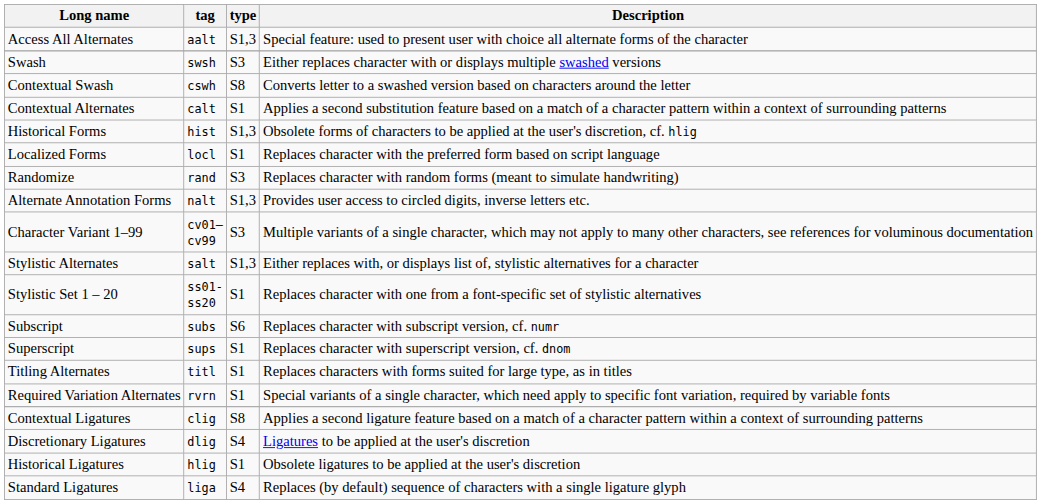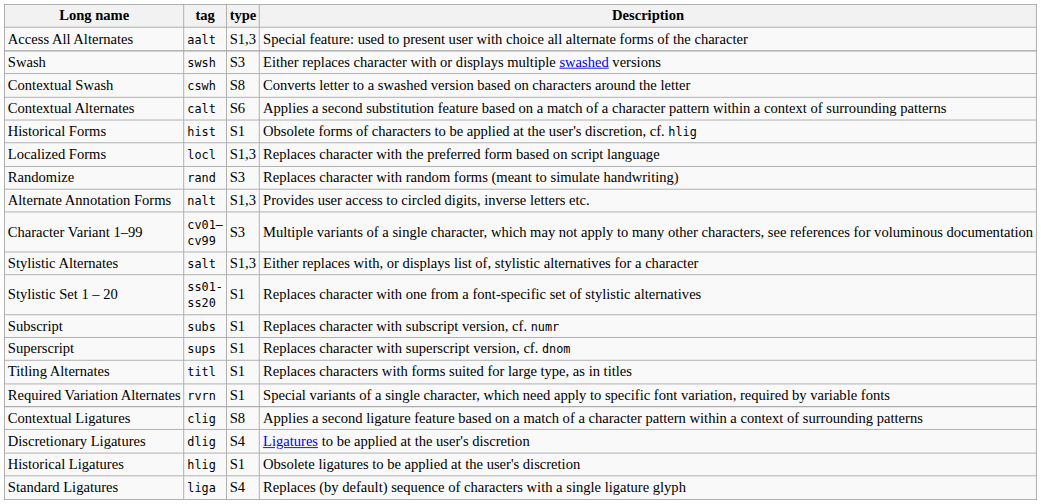(237, 108) S1 -> (237, 108) S6
(243, 131) S1,3 -> (237, 131) S1
(237, 154) S1 -> (243, 154) S1,3
(237, 325) S6 -> (237, 325) S1
